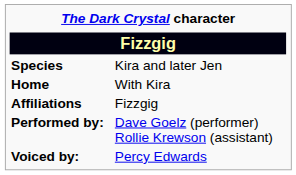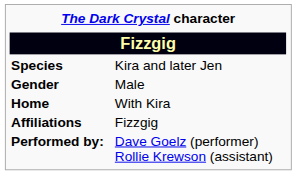+ row: (35, 84)
- row: (45, 156)
